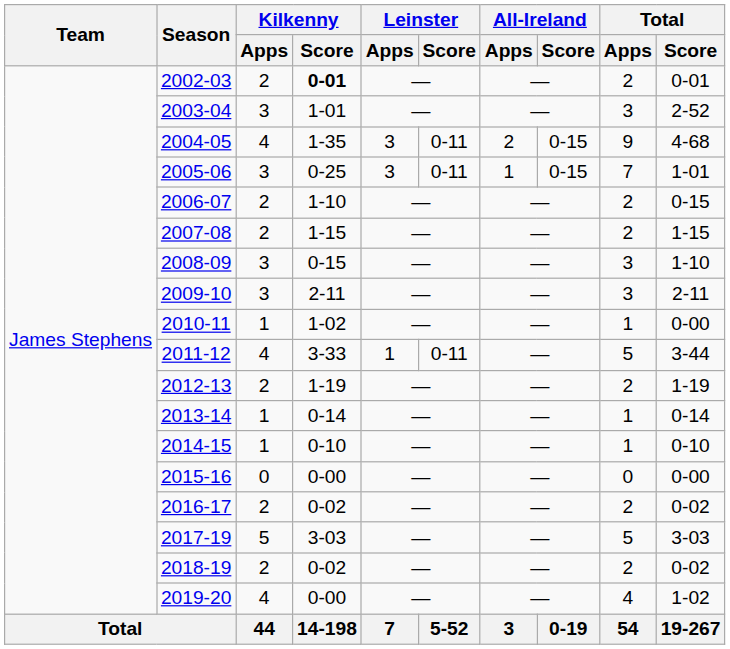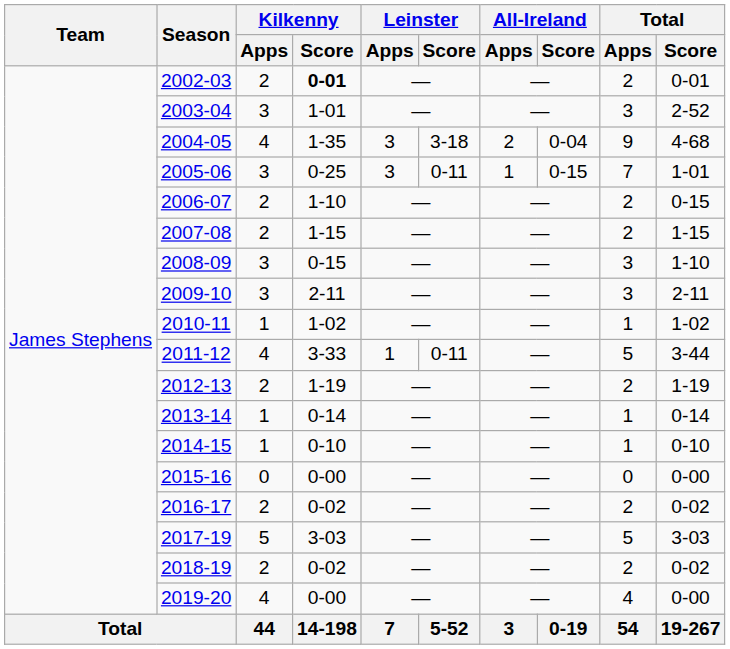(449, 141) 0-11 -> (449, 141) 3-18
(568, 141) 0-15 -> (568, 141) 0-04
(691, 324) 0-00 -> (691, 324) 1-02
(691, 598) 1-02 -> (691, 598) 0-00
